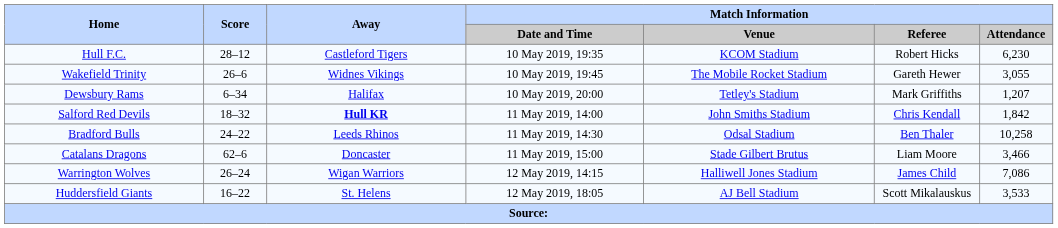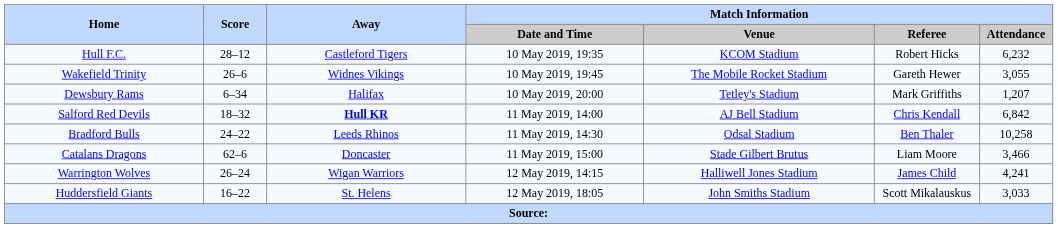(1016, 54) 6,230 -> (1016, 54) 6,232
(759, 114) John Smiths Stadium -> (759, 114) AJ Bell Stadium
(1016, 114) 1,842 -> (1016, 114) 6,842
(1016, 173) 7,086 -> (1016, 173) 4,241
(759, 193) AJ Bell Stadium -> (759, 193) John Smiths Stadium
(1016, 193) 3,533 -> (1016, 193) 3,033
